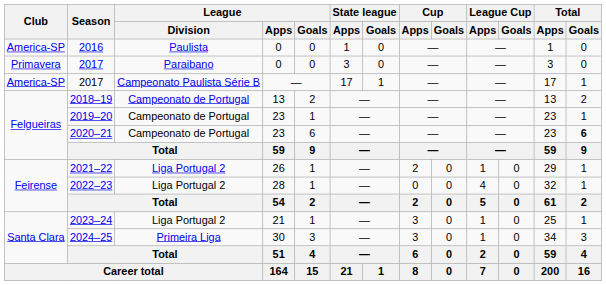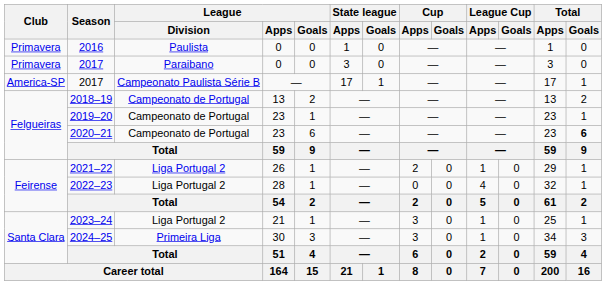(36, 47) America-SP -> (36, 47) Primavera
